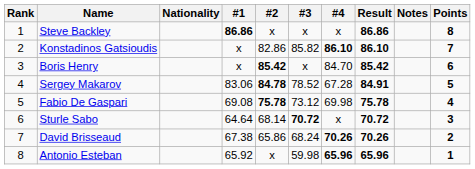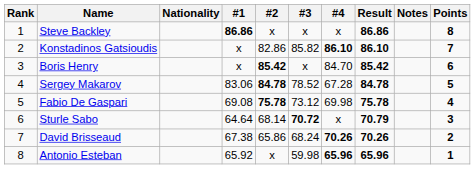(375, 84) 84.91 -> (375, 84) 84.78
(375, 119) 70.72 -> (375, 119) 70.79
